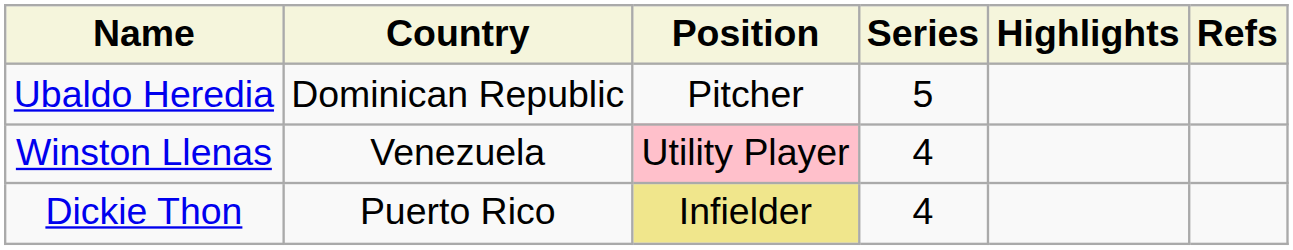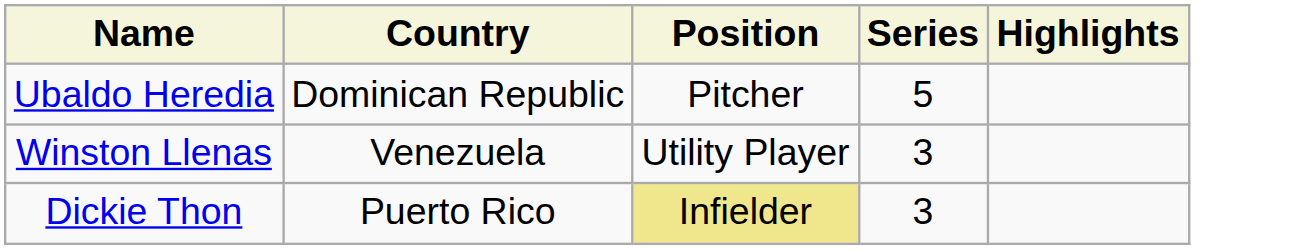- column: (1237, 34)
(745, 152) pink background -> (745, 152) no background
(923, 152) 4 -> (923, 152) 3
(923, 212) 4 -> (923, 212) 3
